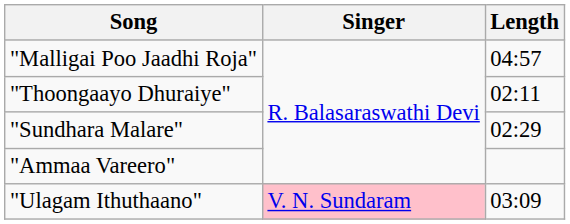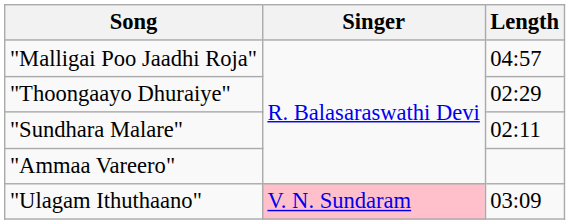(515, 93) 02:11 -> (516, 93) 02:29
(516, 129) 02:29 -> (515, 129) 02:11
